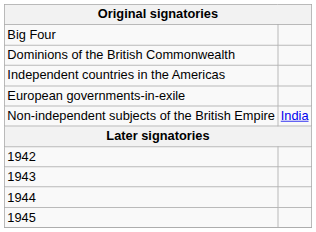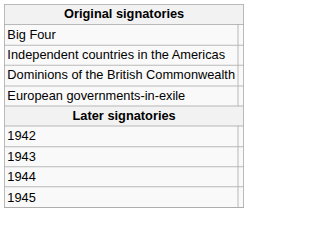rows swapped: (121, 55) <-> (116, 75)
- row: (141, 116)
